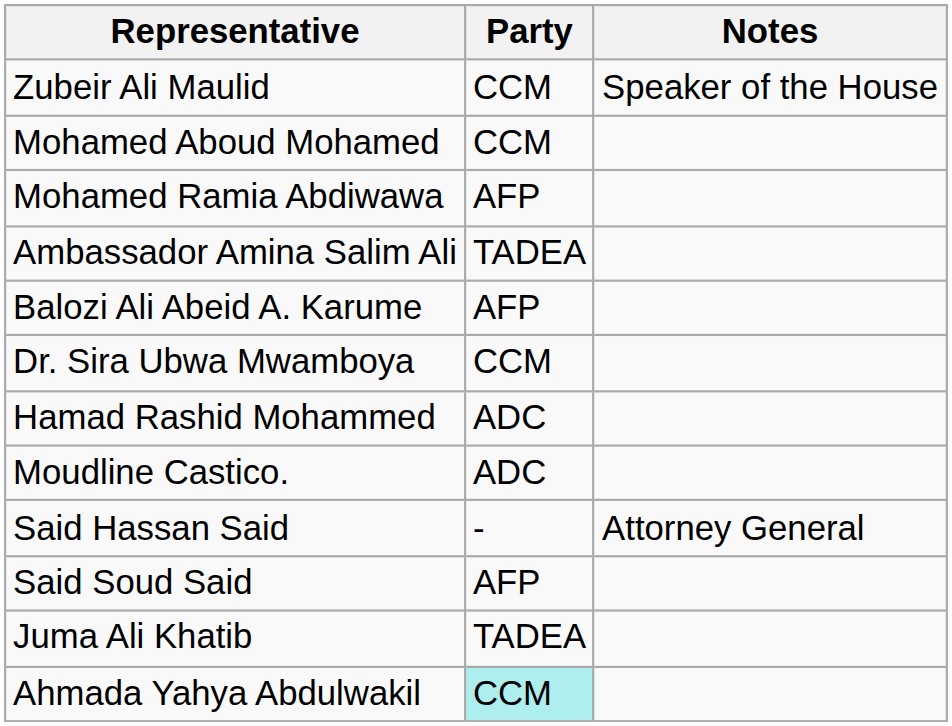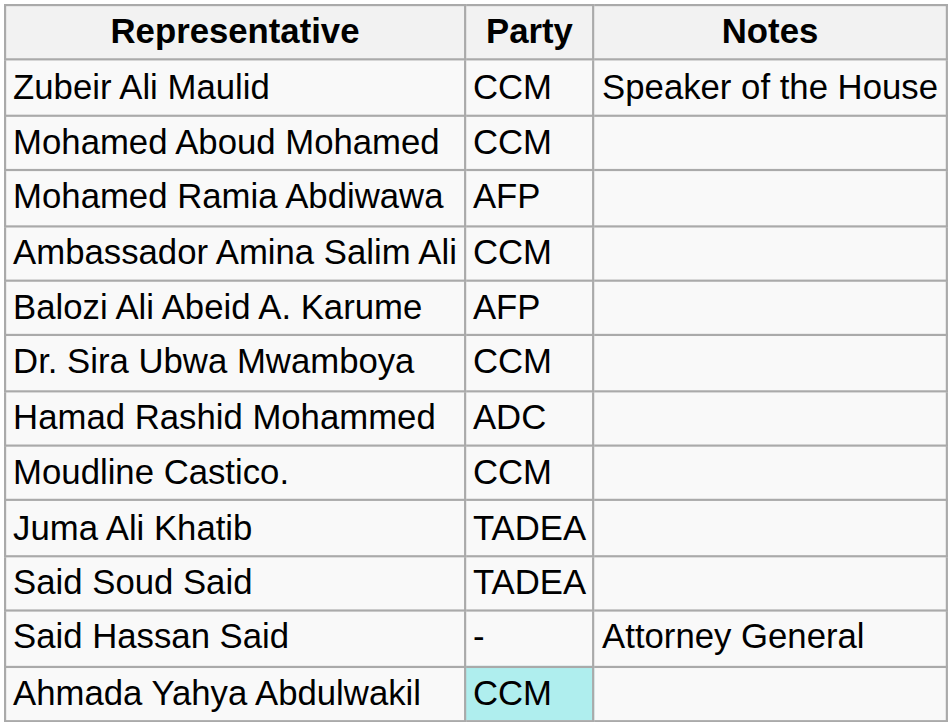(530, 252) TADEA -> (512, 252) CCM
(510, 472) ADC -> (512, 472) CCM
rows swapped: (133, 637) <-> (151, 527)
(507, 582) AFP -> (530, 582) TADEA
